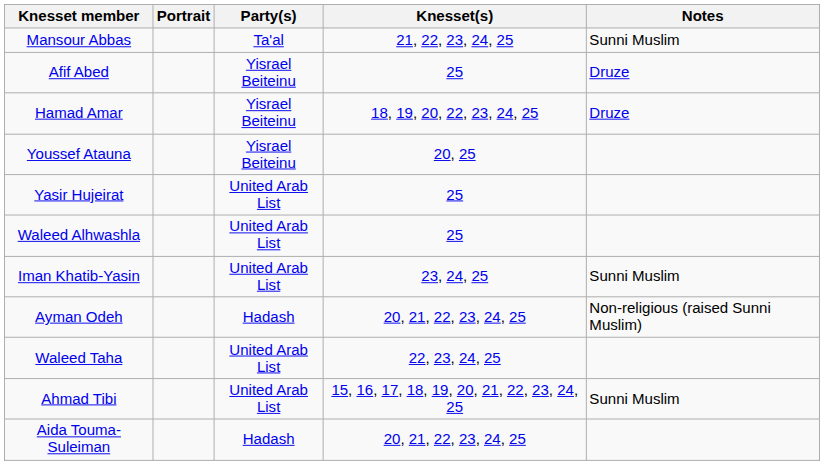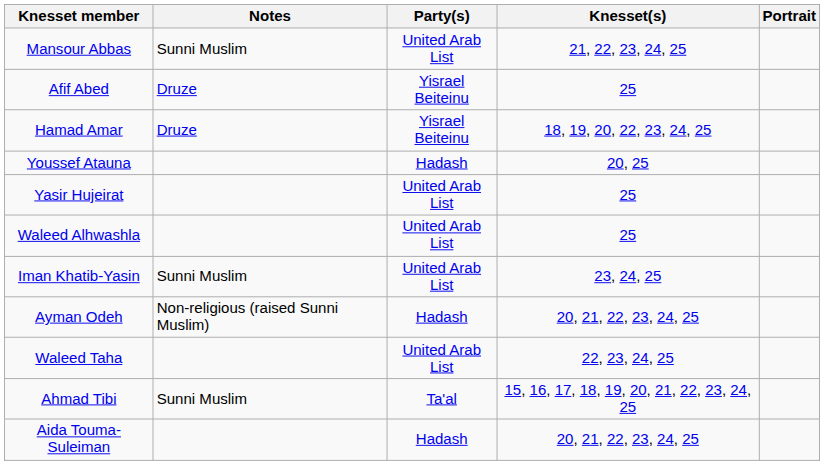columns swapped: (183, 16) <-> (703, 16)
(269, 40) Ta'al -> (442, 48) United Arab List
(269, 154) Yisrael Beiteinu -> (442, 162) Hadash
(269, 398) United Arab List -> (442, 398) Ta'al
